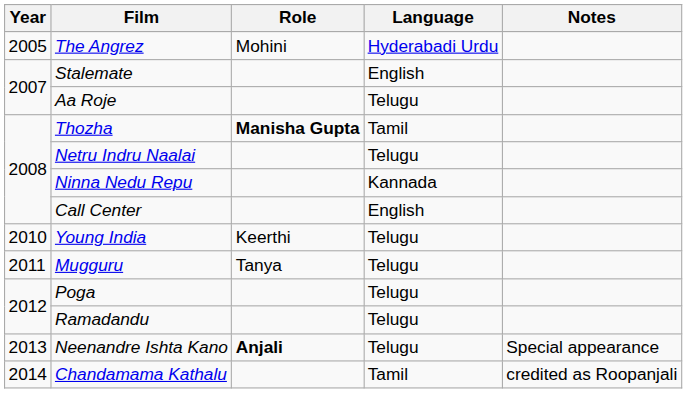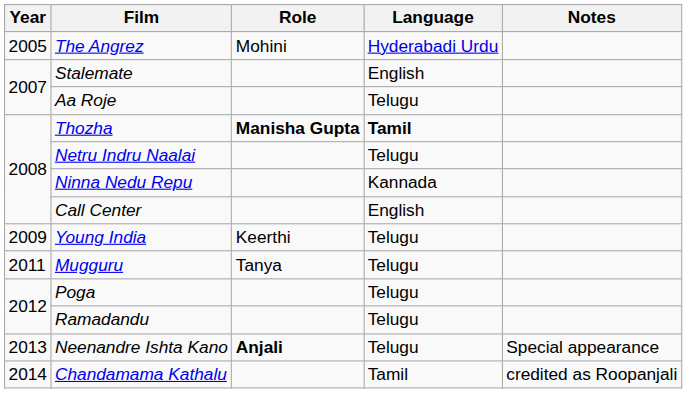(388, 127) normal -> (390, 127) bold
(28, 237) 2010 -> (28, 237) 2009
